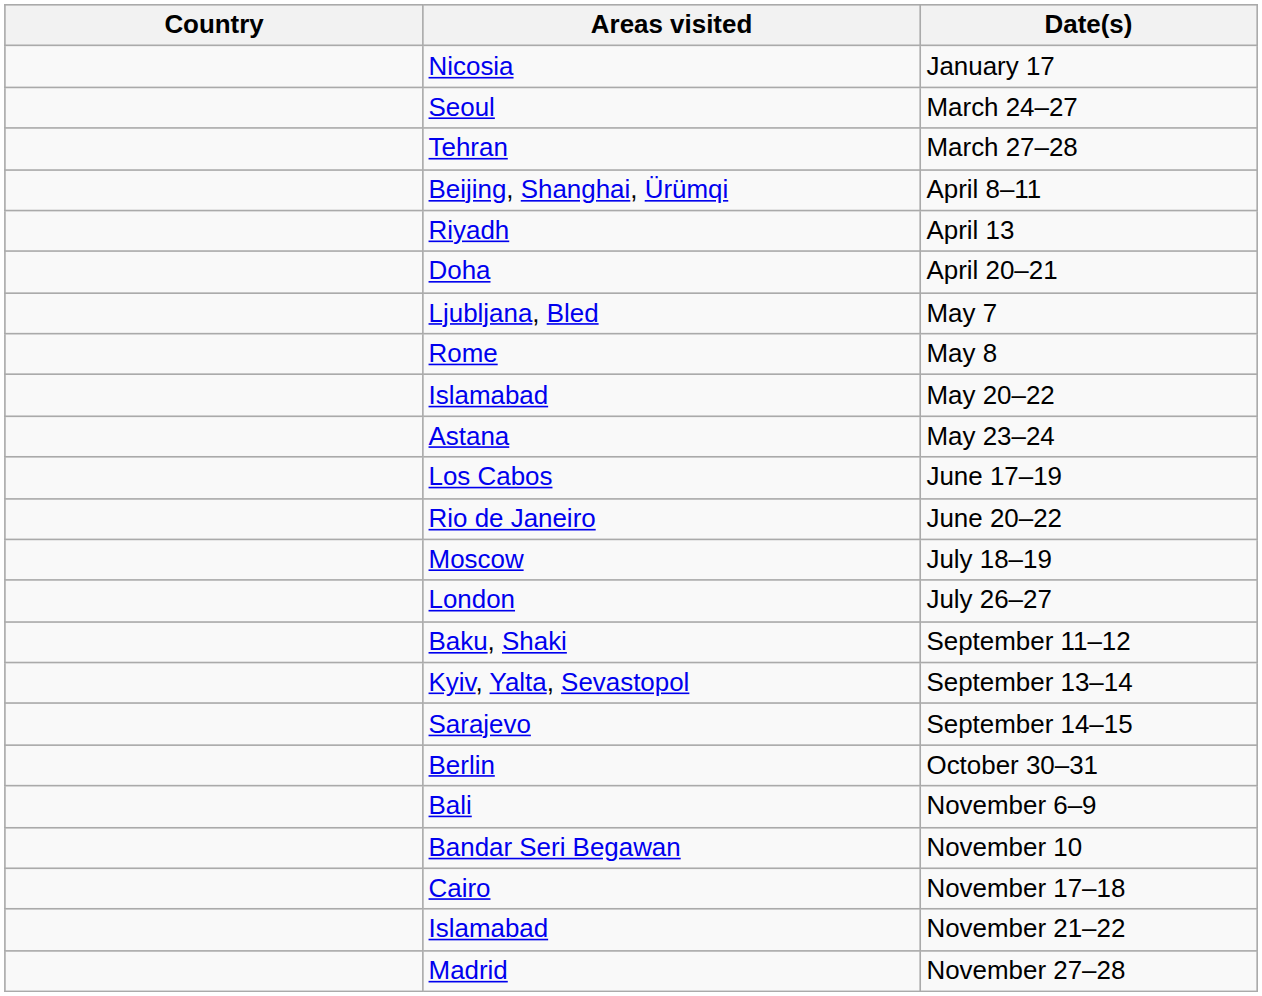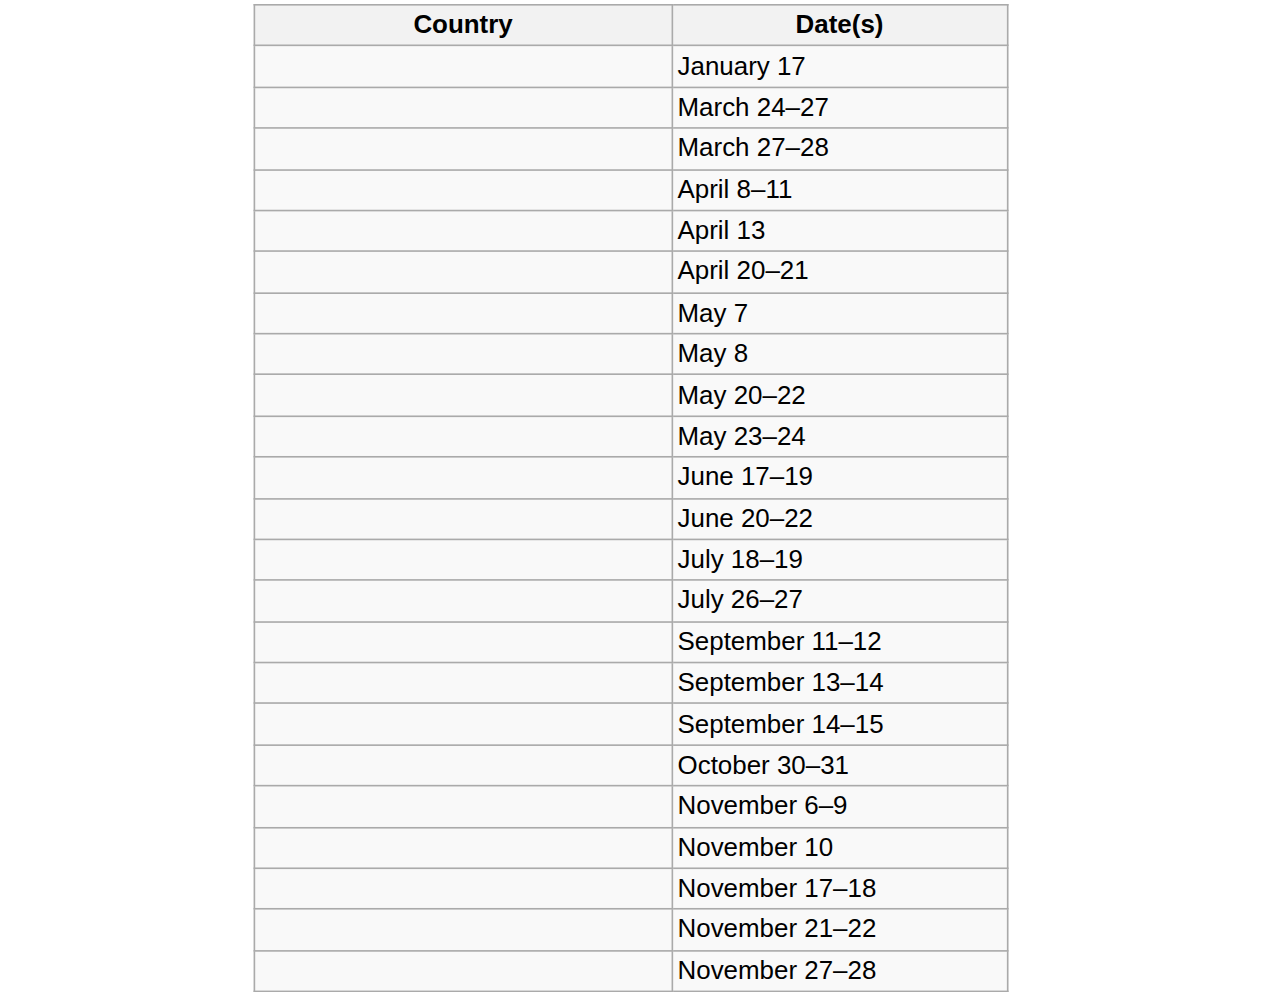- column: (672, 25)
